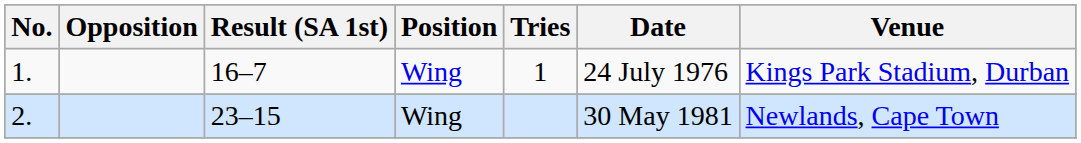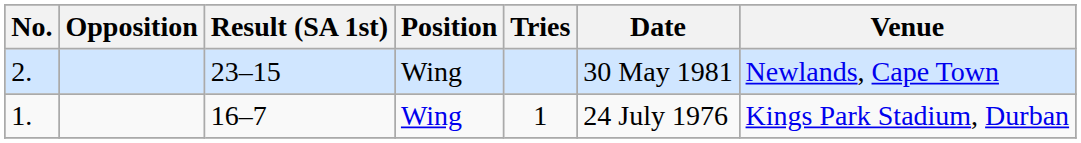rows swapped: (22, 71) <-> (22, 115)
